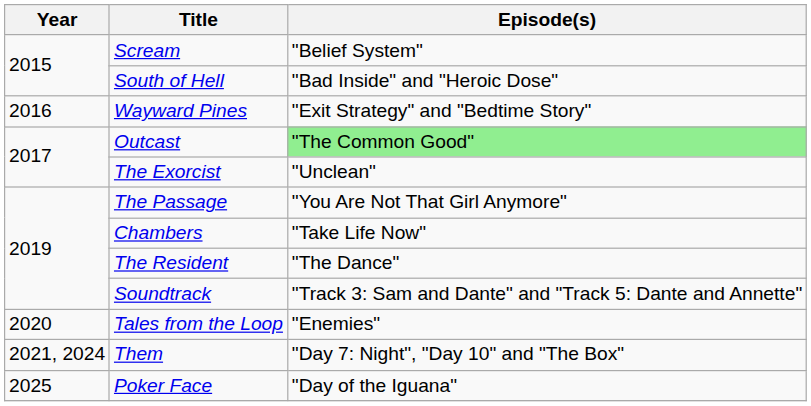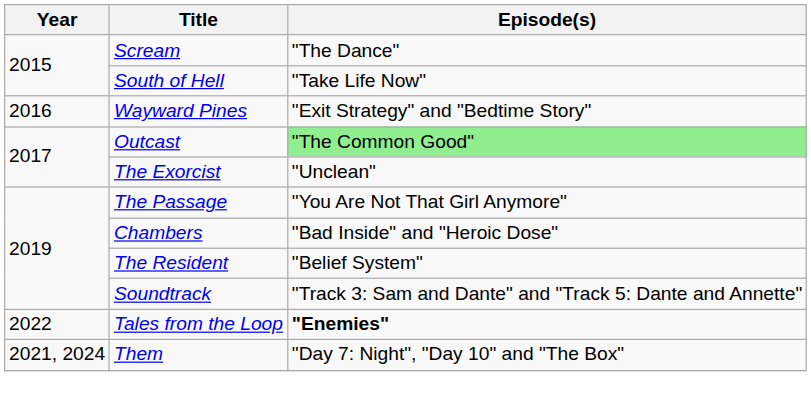(357, 50) "Belief System" -> (346, 50) "The Dance"
(425, 80) "Bad Inside" and "Heroic Dose" -> (359, 80) "Take Life Now"
(359, 232) "Take Life Now" -> (425, 232) "Bad Inside" and "Heroic Dose"
(346, 263) "The Dance" -> (357, 263) "Belief System"
(30, 324) 2020 -> (30, 324) 2022
(336, 324) normal -> (340, 324) bold
- row: (163, 385)
